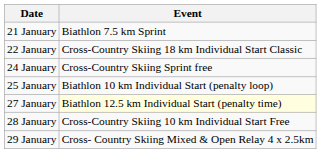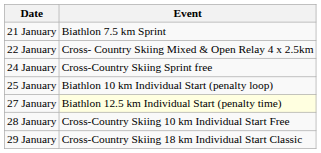(182, 49) Cross-Country Skiing 18 km Individual Start Classic -> (188, 49) Cross- Country Skiing Mixed & Open Relay 4 x 2.5km
(188, 139) Cross- Country Skiing Mixed & Open Relay 4 x 2.5km -> (182, 139) Cross-Country Skiing 18 km Individual Start Classic
